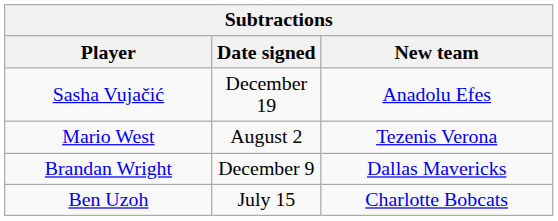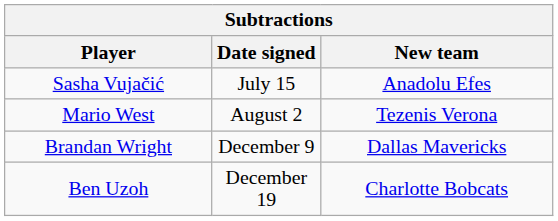(266, 94) December 19 -> (266, 83) July 15
(266, 199) July 15 -> (266, 188) December 19
